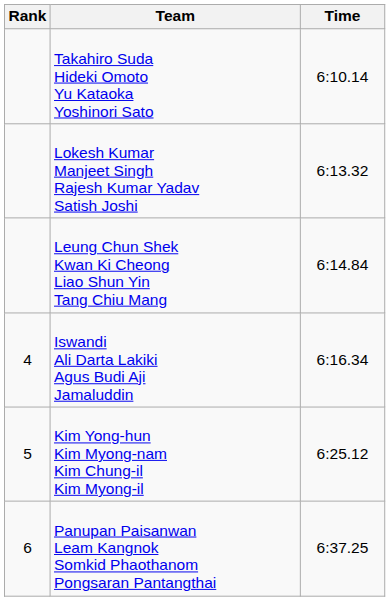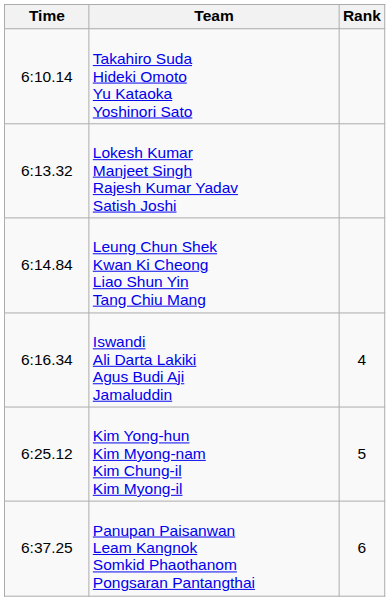columns swapped: (27, 16) <-> (342, 16)
